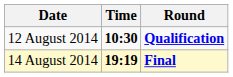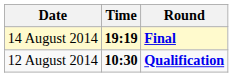rows swapped: (53, 38) <-> (53, 60)
